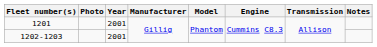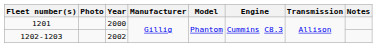(117, 23) 2001 -> (117, 23) 2000
(117, 36) 2001 -> (117, 36) 2002
